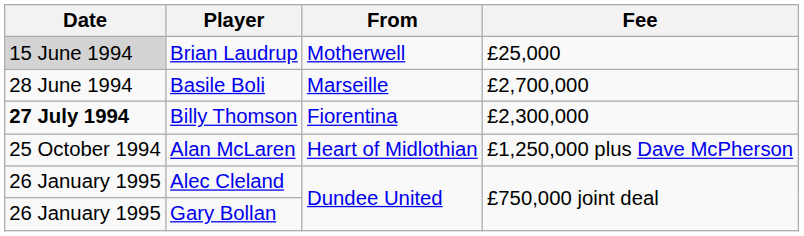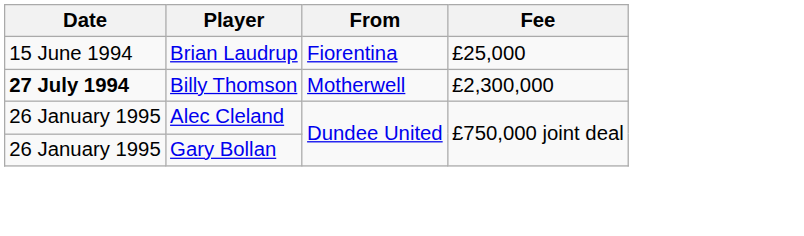(71, 52) lightgrey background -> (71, 52) no background
(356, 52) Motherwell -> (352, 52) Fiorentina
- row: (218, 85)
(352, 117) Fiorentina -> (356, 85) Motherwell
- row: (233, 149)
